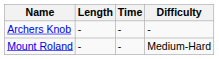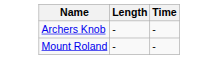- column: (179, 12)
